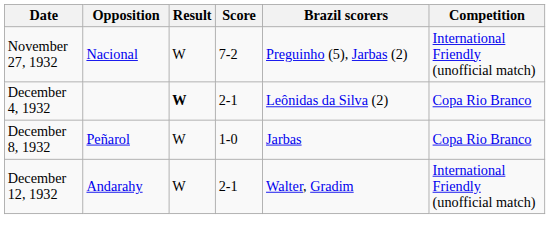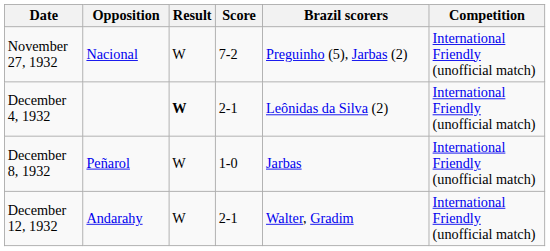(482, 101) Copa Rio Branco -> (484, 109) International Friendly (unofficial match)
(482, 139) Copa Rio Branco -> (484, 163) International Friendly (unofficial match)
